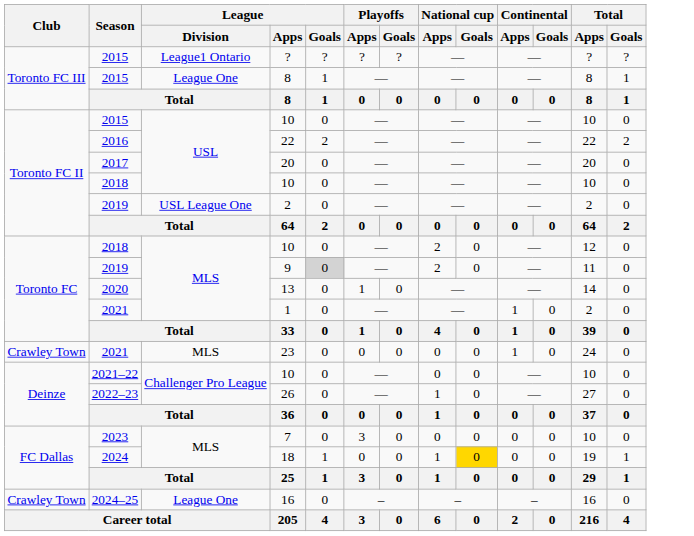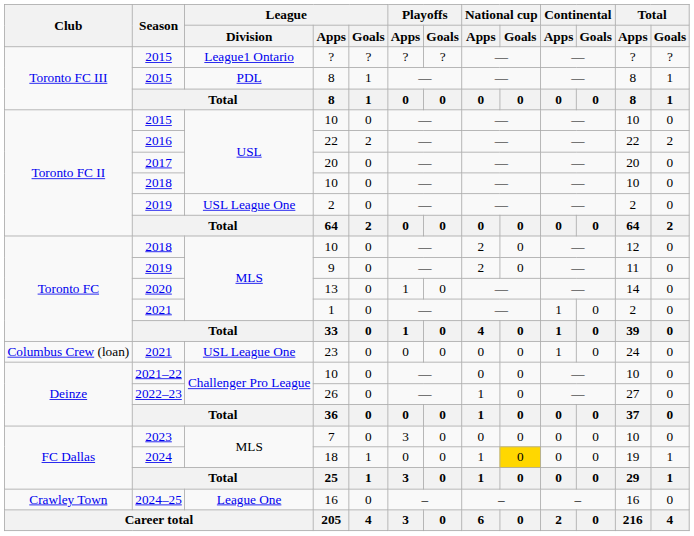(206, 78) League One -> (249, 78) PDL
(325, 267) lightgrey background -> (368, 267) no background
(47, 352) Crawley Town -> (68, 352) Columbus Crew (loan)
(206, 352) MLS -> (249, 352) USL League One
